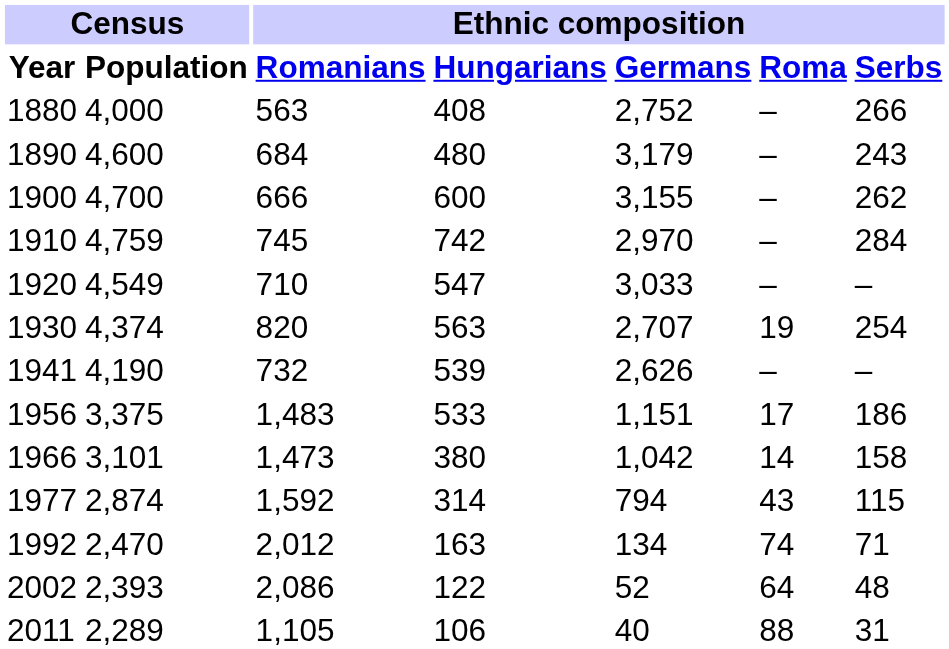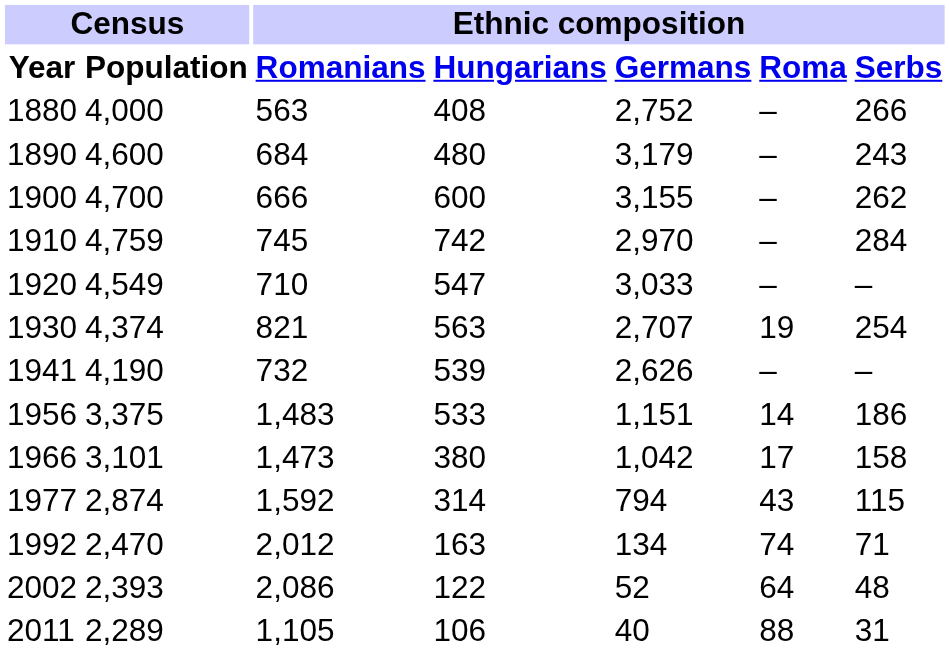(282, 327) 820 -> (282, 327) 821
(777, 414) 17 -> (777, 414) 14
(777, 457) 14 -> (777, 457) 17
